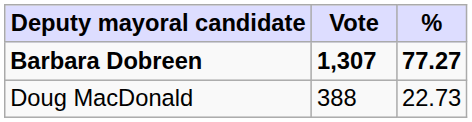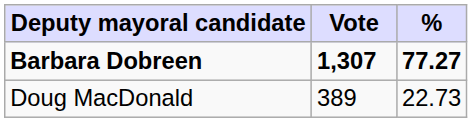(337, 98) 388 -> (337, 98) 389
